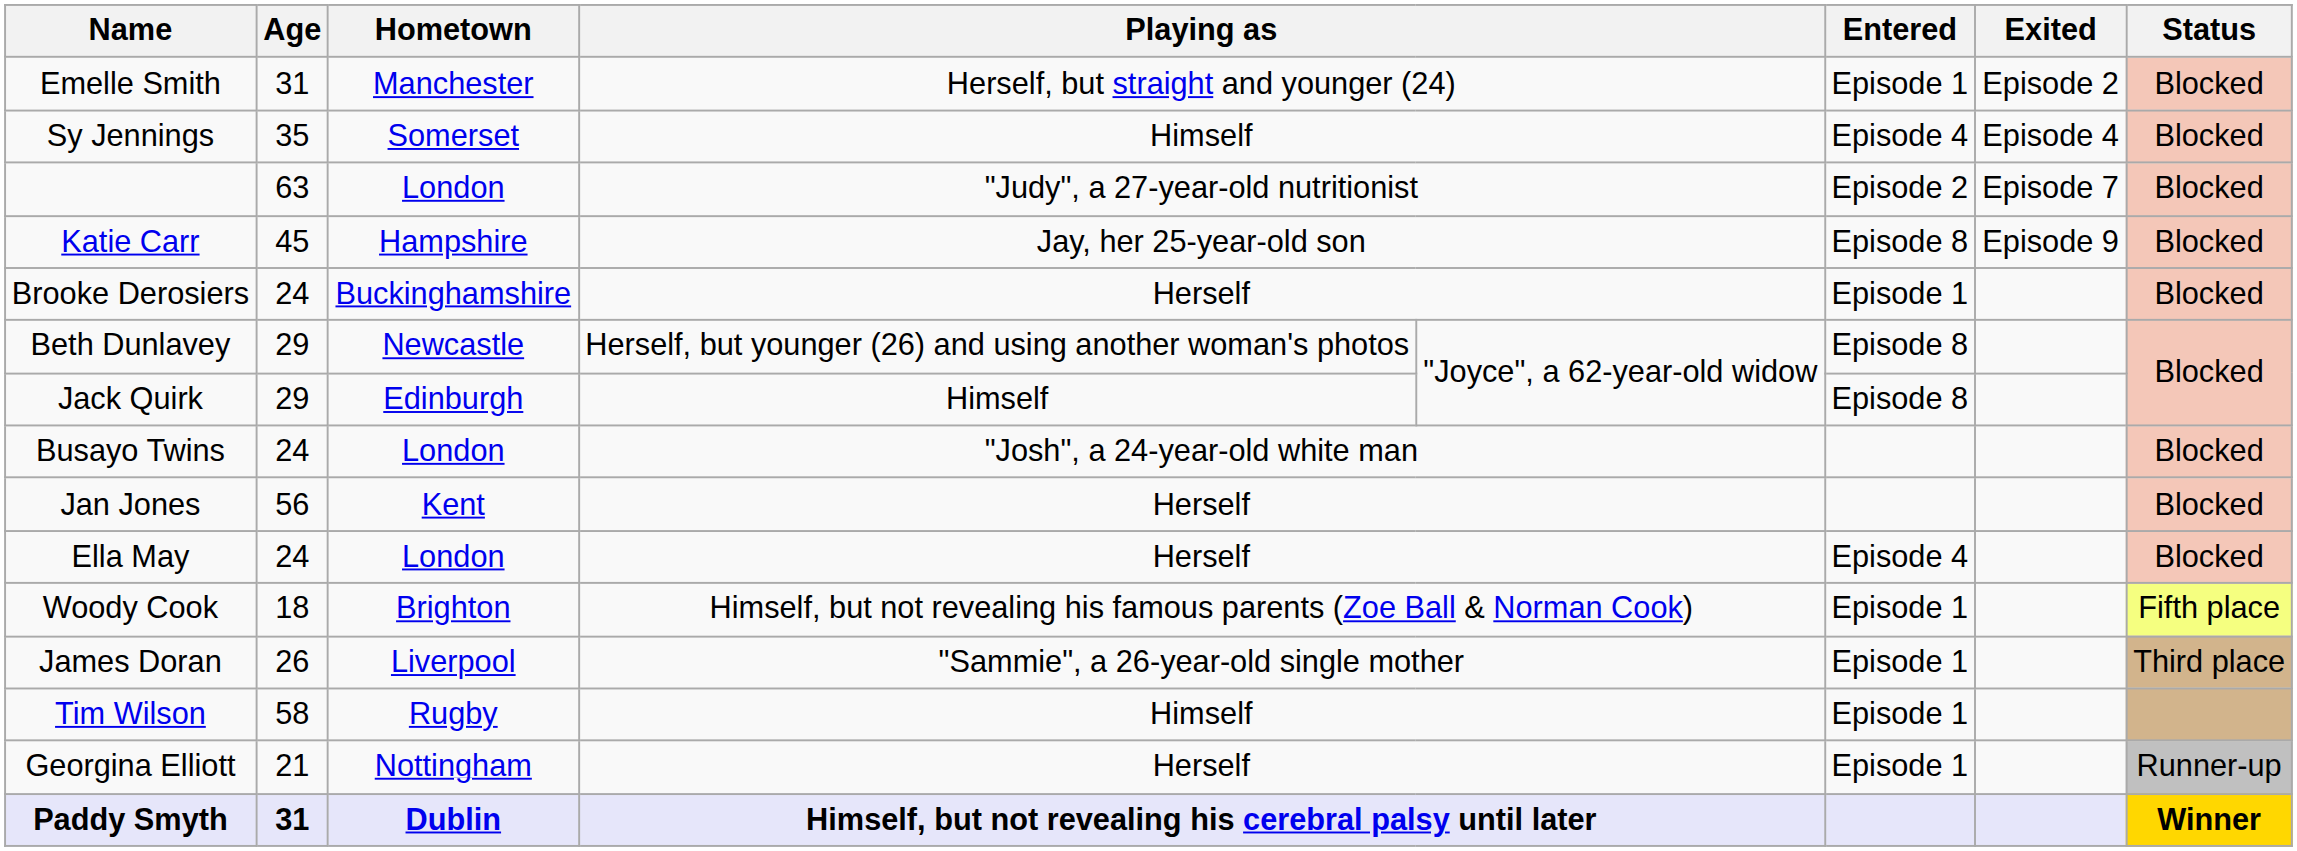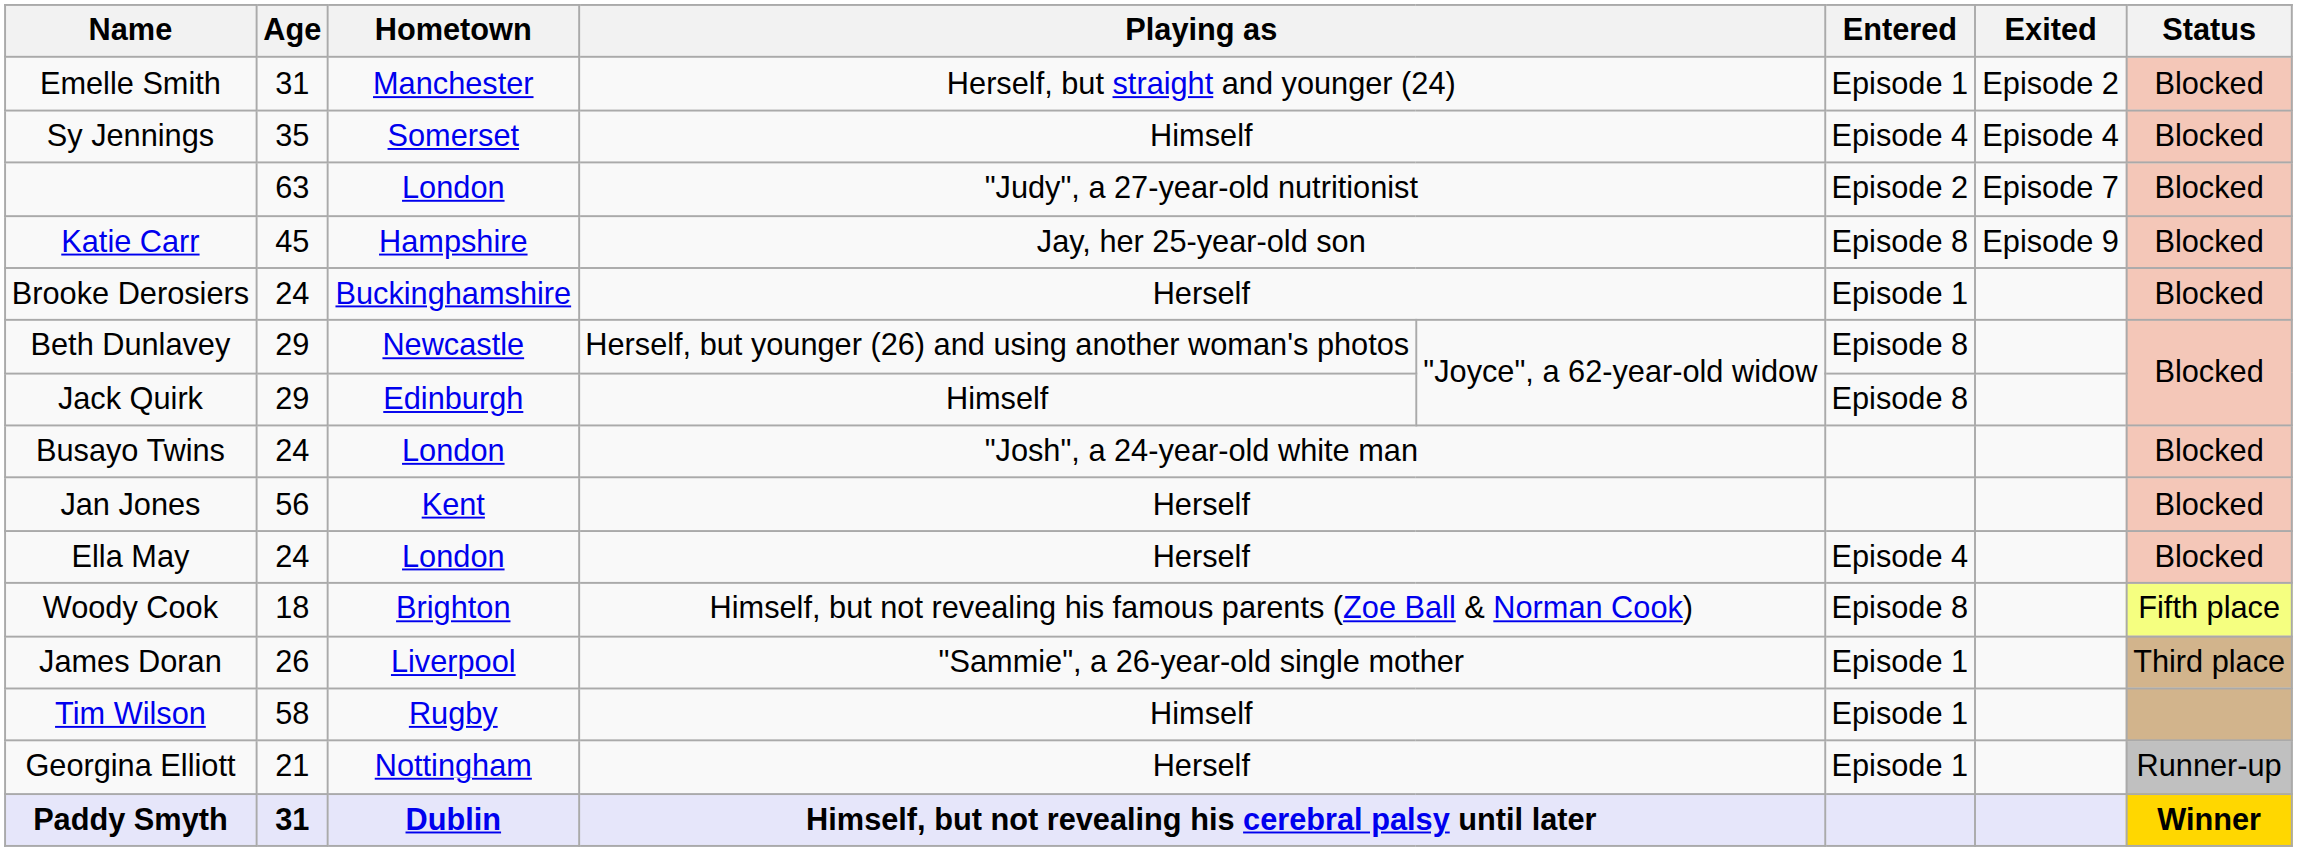(1900, 608) Episode 1 -> (1900, 608) Episode 8
